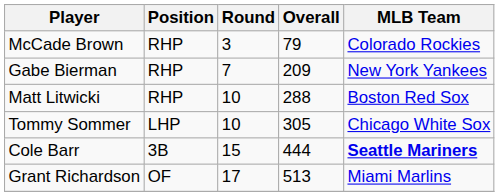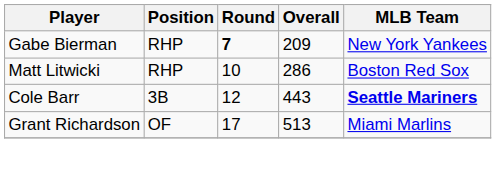- row: (66, 44)
(226, 71) normal -> (226, 44) bold
(297, 97) 288 -> (297, 71) 286
- row: (70, 124)
(231, 151) 15 -> (231, 97) 12
(297, 151) 444 -> (297, 97) 443
